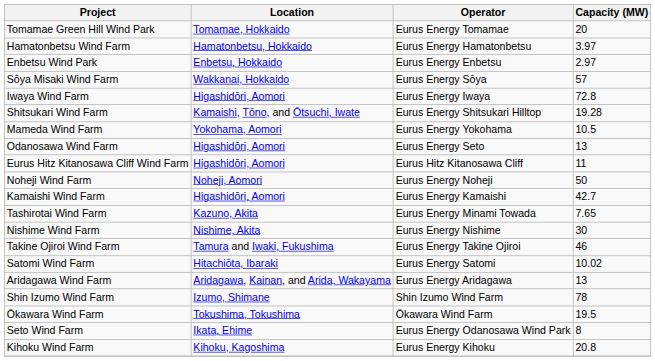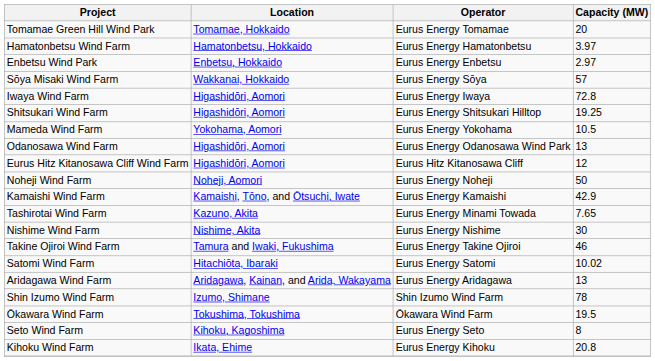(277, 113) Kamaishi, Tōno, and Ōtsuchi, Iwate -> (239, 113) Higashidōri, Aomori
(589, 113) 19.28 -> (589, 113) 19.25
(440, 146) Eurus Energy Seto -> (483, 146) Eurus Energy Odanosawa Wind Park
(581, 163) 11 -> (581, 163) 12
(239, 197) Higashidōri, Aomori -> (277, 197) Kamaishi, Tōno, and Ōtsuchi, Iwate
(586, 197) 42.7 -> (586, 197) 42.9
(223, 331) Ikata, Ehime -> (239, 331) Kihoku, Kagoshima
(483, 331) Eurus Energy Odanosawa Wind Park -> (440, 331) Eurus Energy Seto
(239, 347) Kihoku, Kagoshima -> (223, 347) Ikata, Ehime
